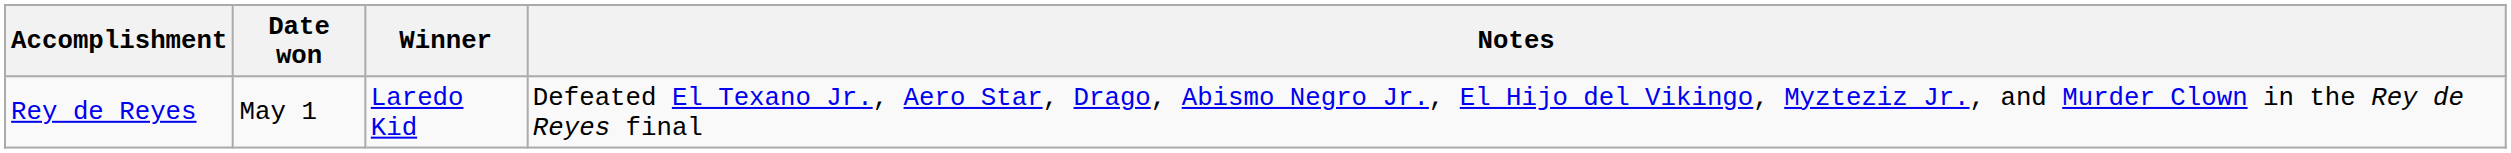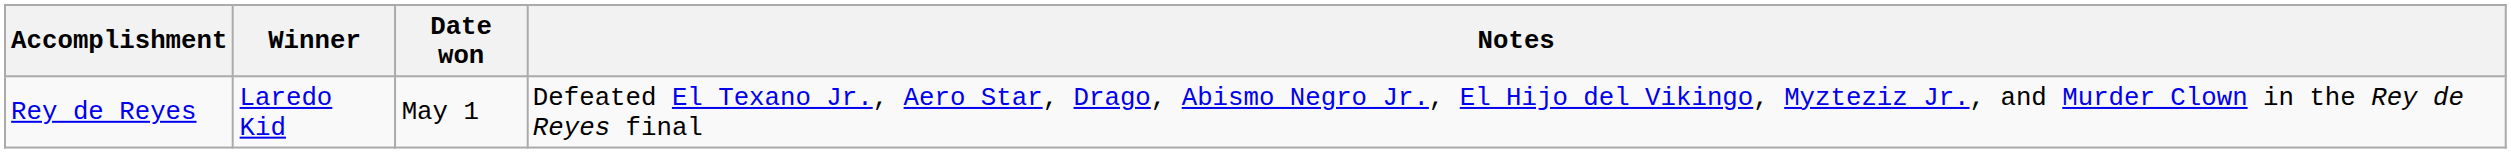columns swapped: (446, 41) <-> (299, 41)
